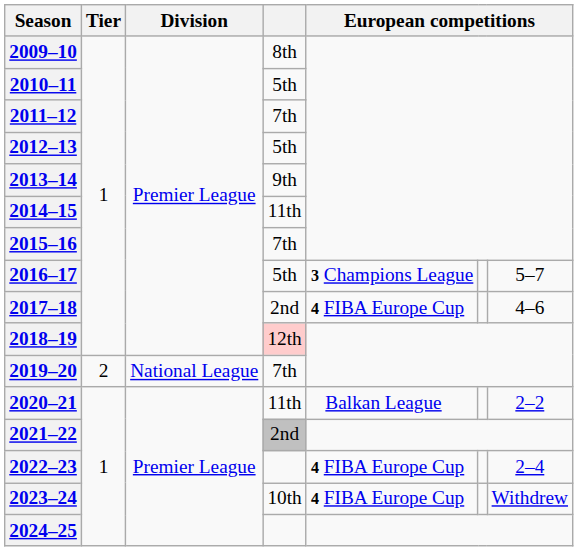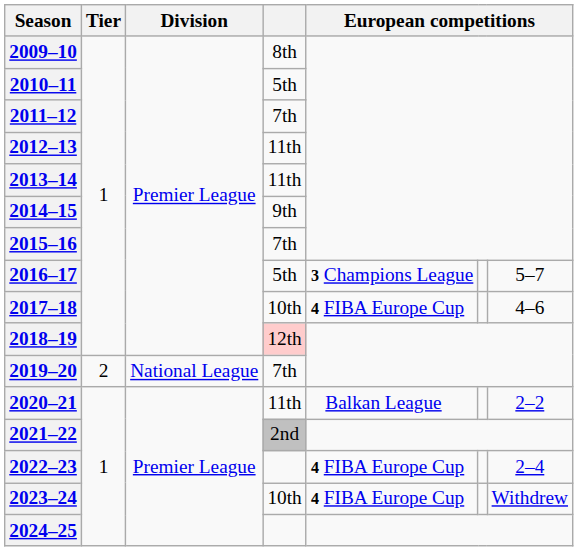(285, 147) 5th -> (285, 147) 11th
(285, 179) 9th -> (285, 179) 11th
(285, 211) 11th -> (285, 211) 9th
(285, 306) 2nd -> (285, 306) 10th
